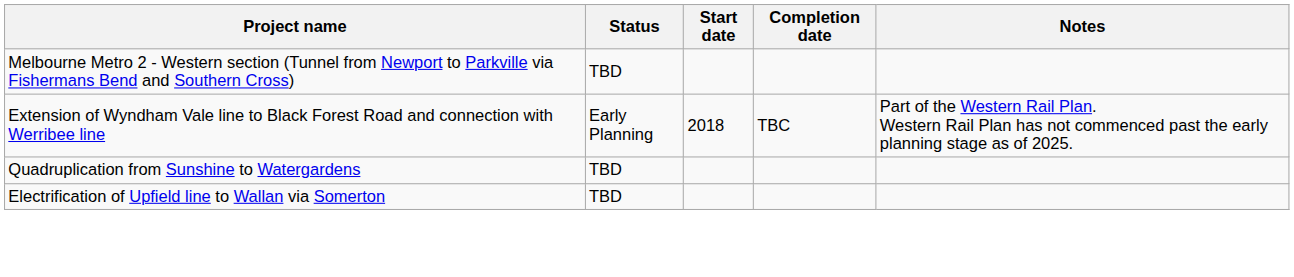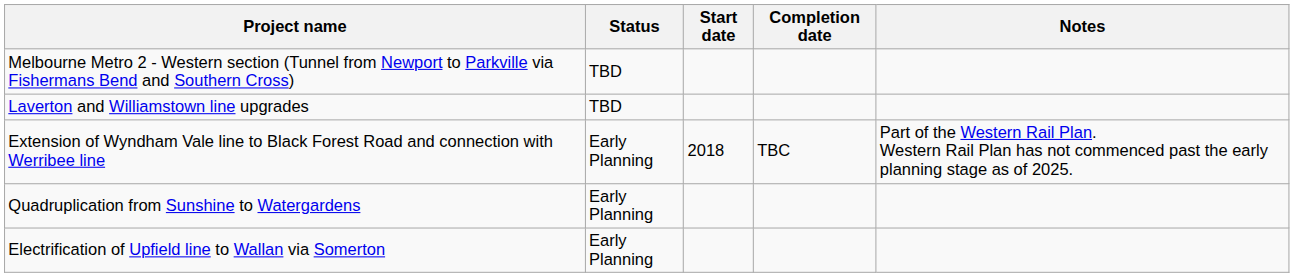+ row: (159, 106)
(606, 170) TBD -> (621, 205) Early Planning
(606, 196) TBD -> (621, 250) Early Planning
